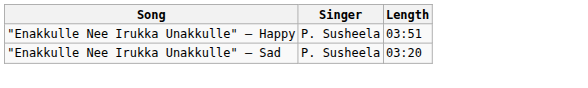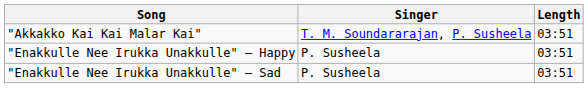+ row: (105, 34)
(404, 53) 03:20 -> (555, 73) 03:51
